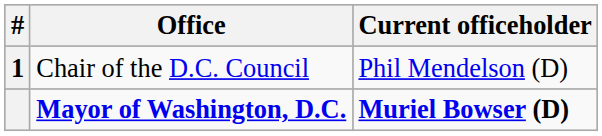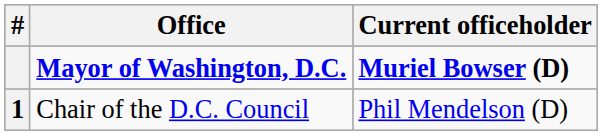rows swapped: (191, 109) <-> (173, 67)
